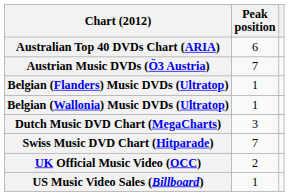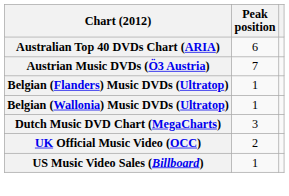- row: (118, 143)
